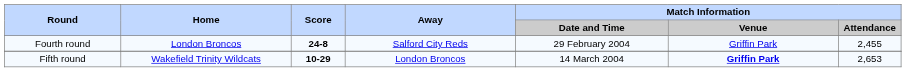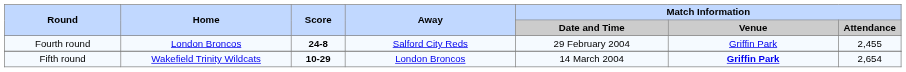(870, 59) 2,653 -> (870, 59) 2,654
